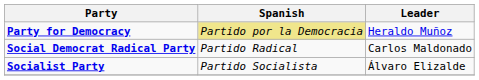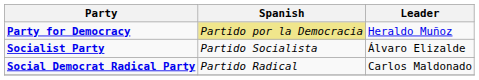rows swapped: (101, 48) <-> (56, 66)
